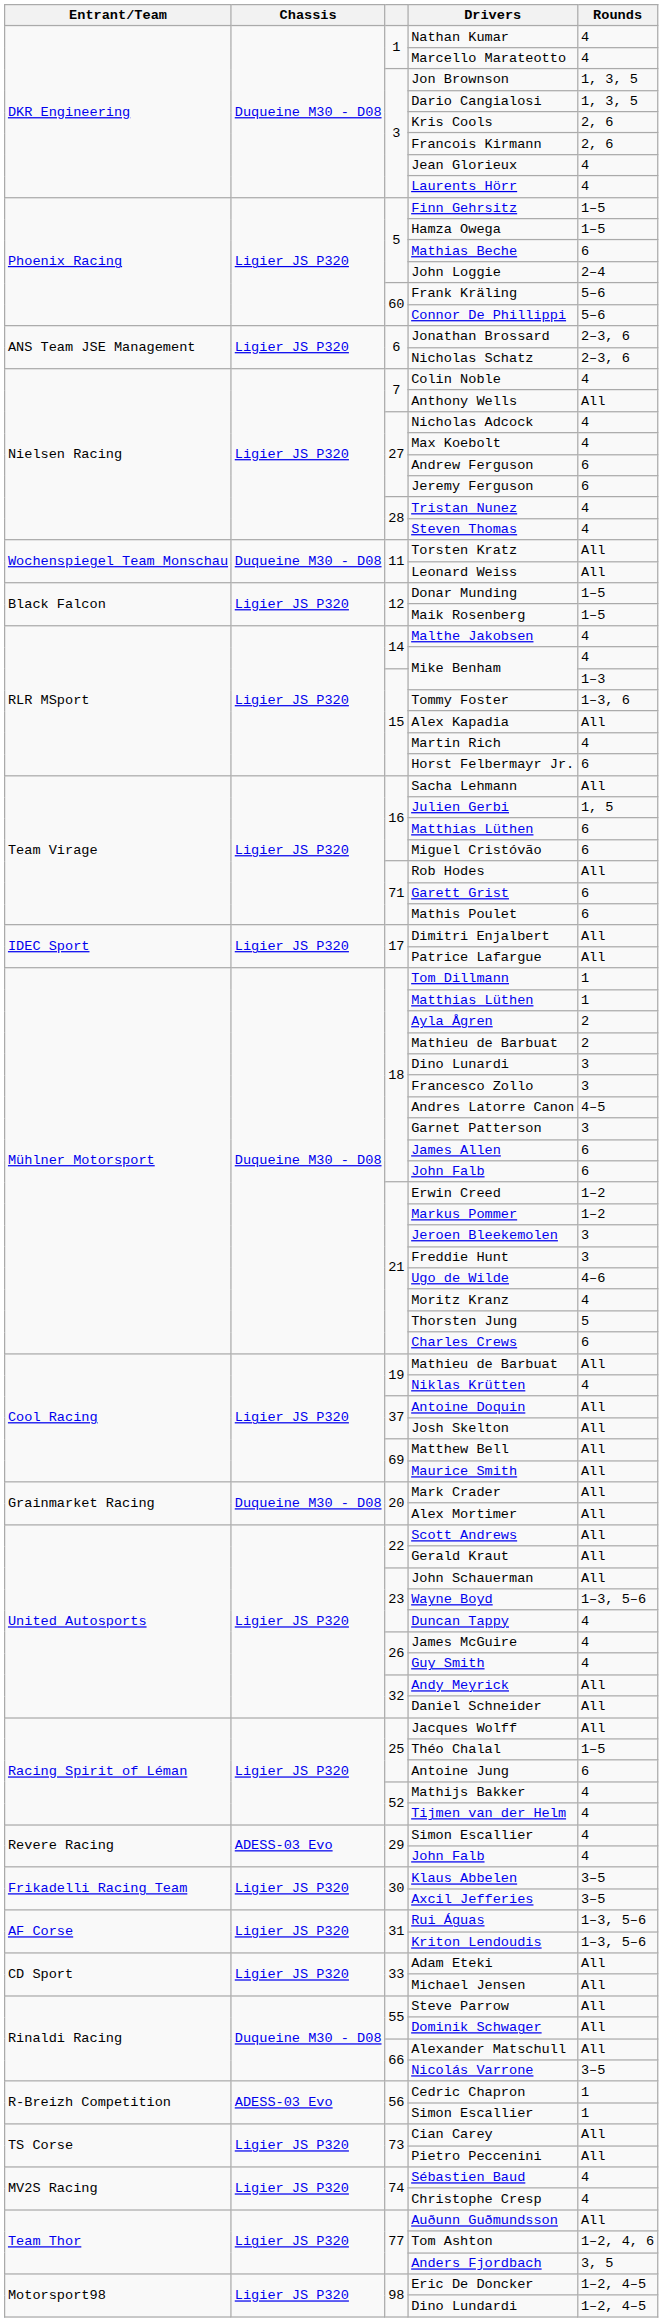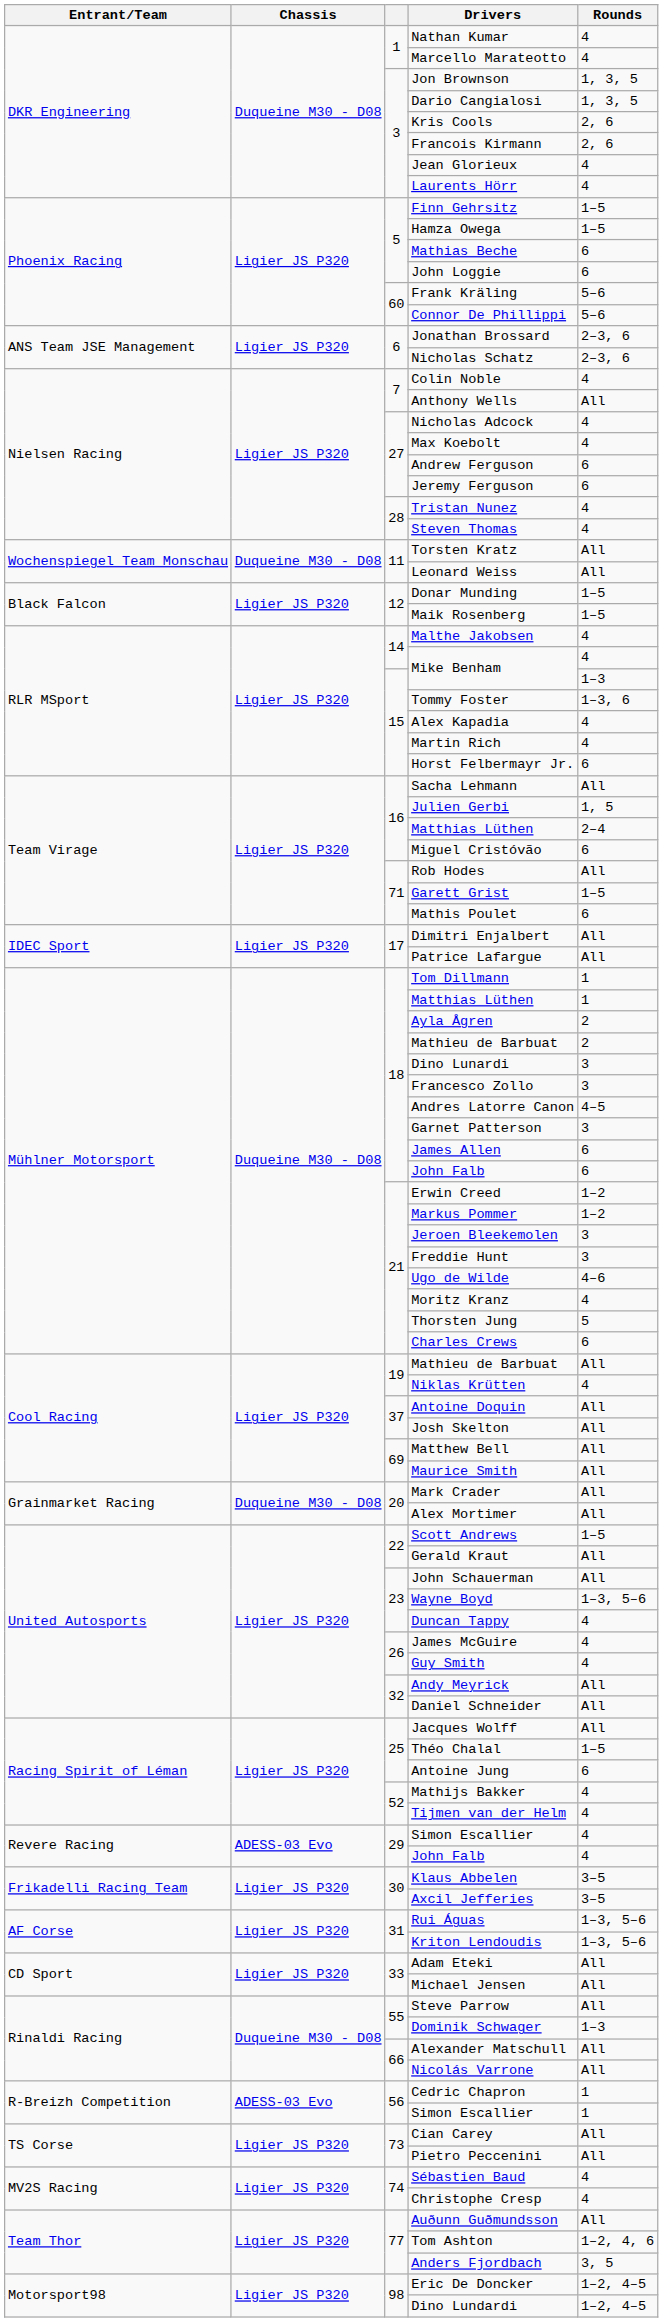(593, 272) 2–4 -> (585, 272) 6
(593, 722) All -> (585, 722) 4
(585, 829) 6 -> (593, 829) 2–4
(585, 893) 6 -> (593, 893) 1–5
(593, 1535) All -> (593, 1535) 1–5
(593, 2028) All -> (593, 2028) 1–3
(593, 2071) 3–5 -> (593, 2071) All
